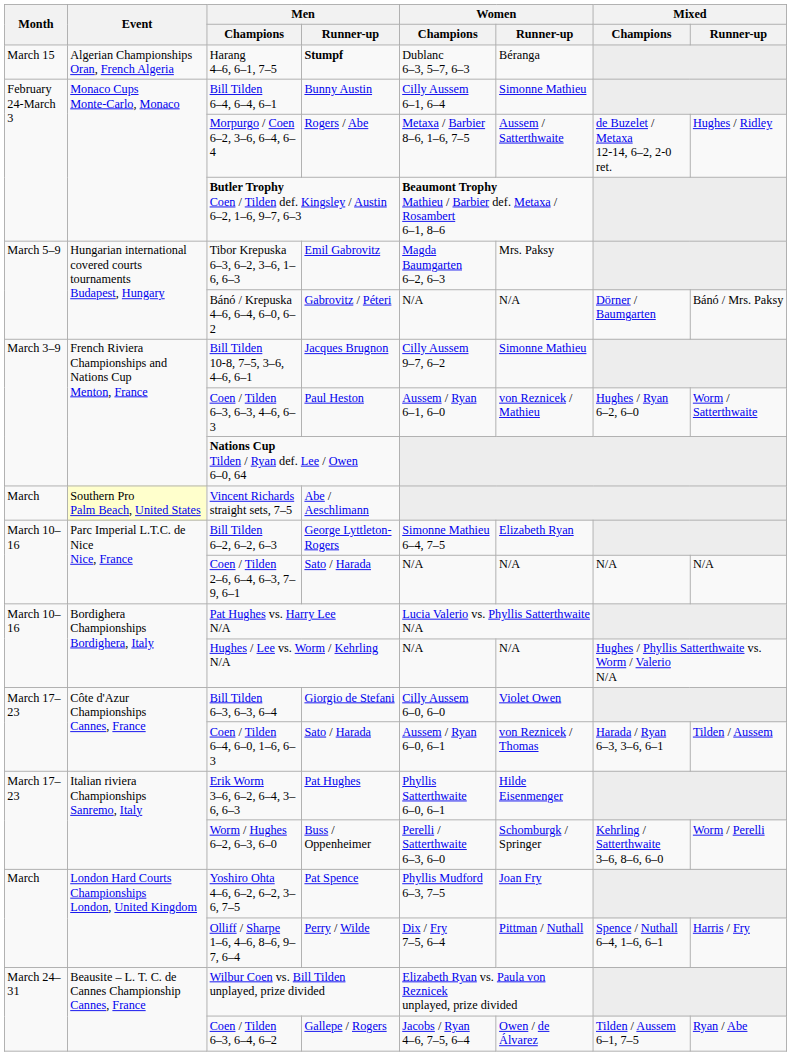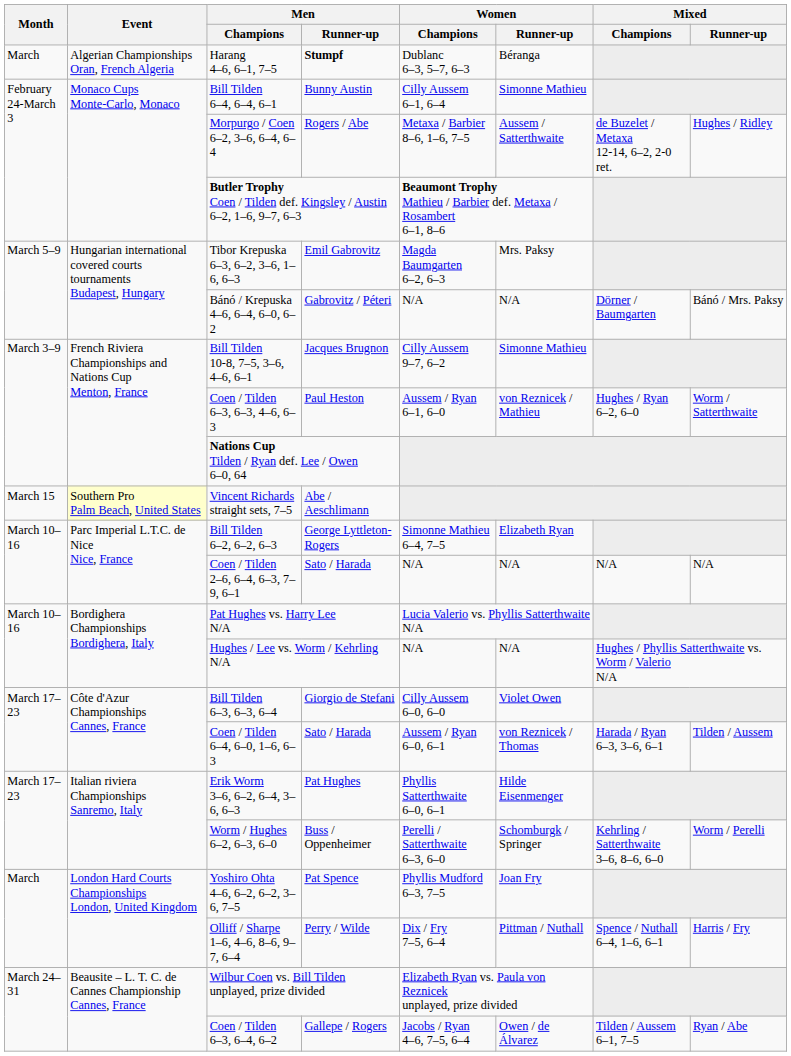(31, 54) March 15 -> (23, 54) March
(23, 495) March -> (31, 495) March 15
